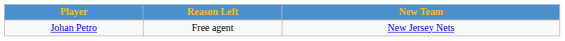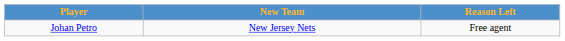columns swapped: (213, 12) <-> (421, 12)
